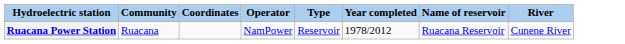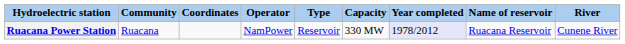+ column: (366, 13)
(368, 30) no background -> (415, 30) lavender background
